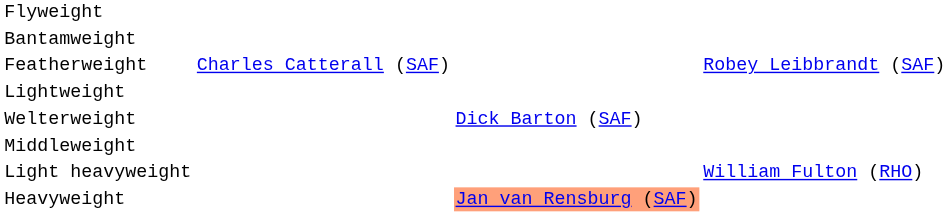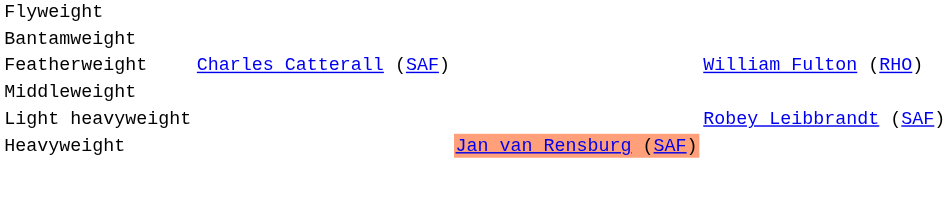(824, 65) Robey Leibbrandt (SAF) -> (813, 65) William Fulton (RHO)
- row: (65, 92)
- row: (70, 119)
(813, 173) William Fulton (RHO) -> (824, 119) Robey Leibbrandt (SAF)
